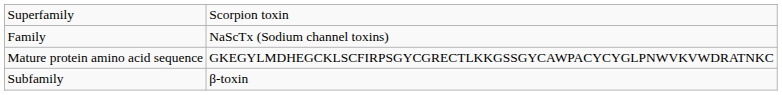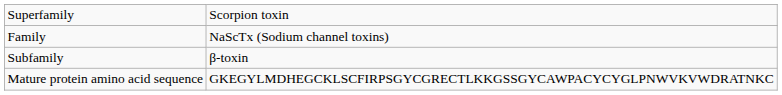rows swapped: (36, 79) <-> (105, 57)
